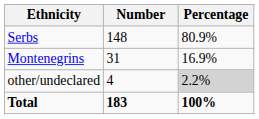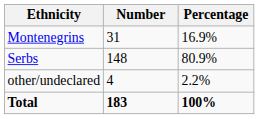rows swapped: (23, 37) <-> (46, 59)
(196, 80) lightgrey background -> (196, 80) no background
